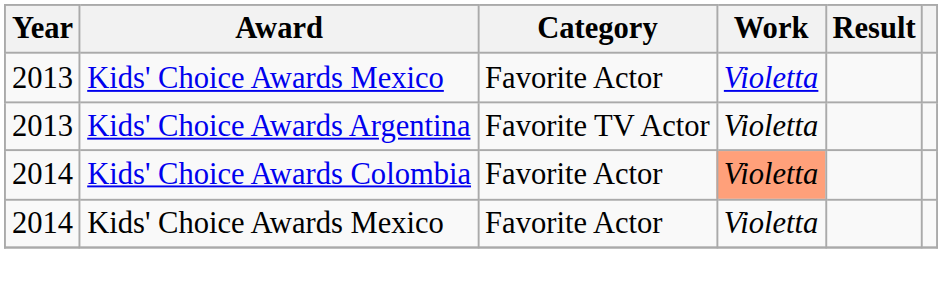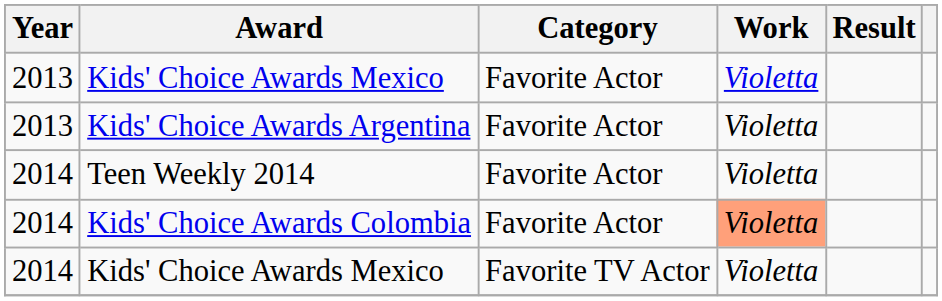(597, 125) Favorite TV Actor -> (574, 125) Favorite Actor
+ row: (43, 174)
(574, 222) Favorite Actor -> (597, 271) Favorite TV Actor
